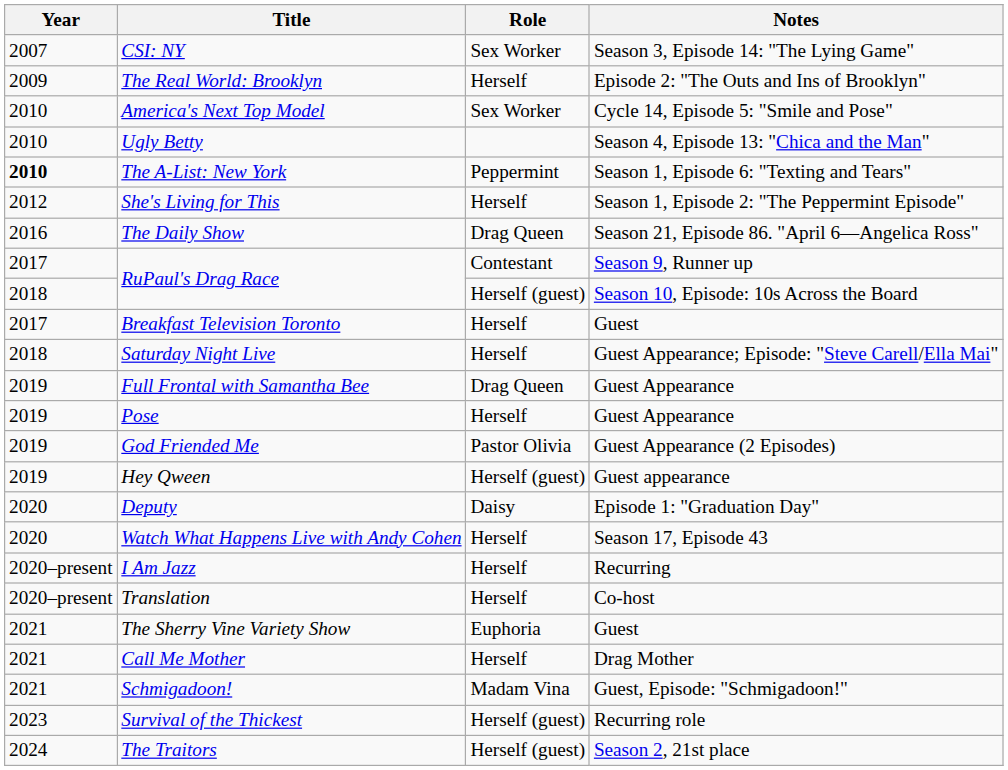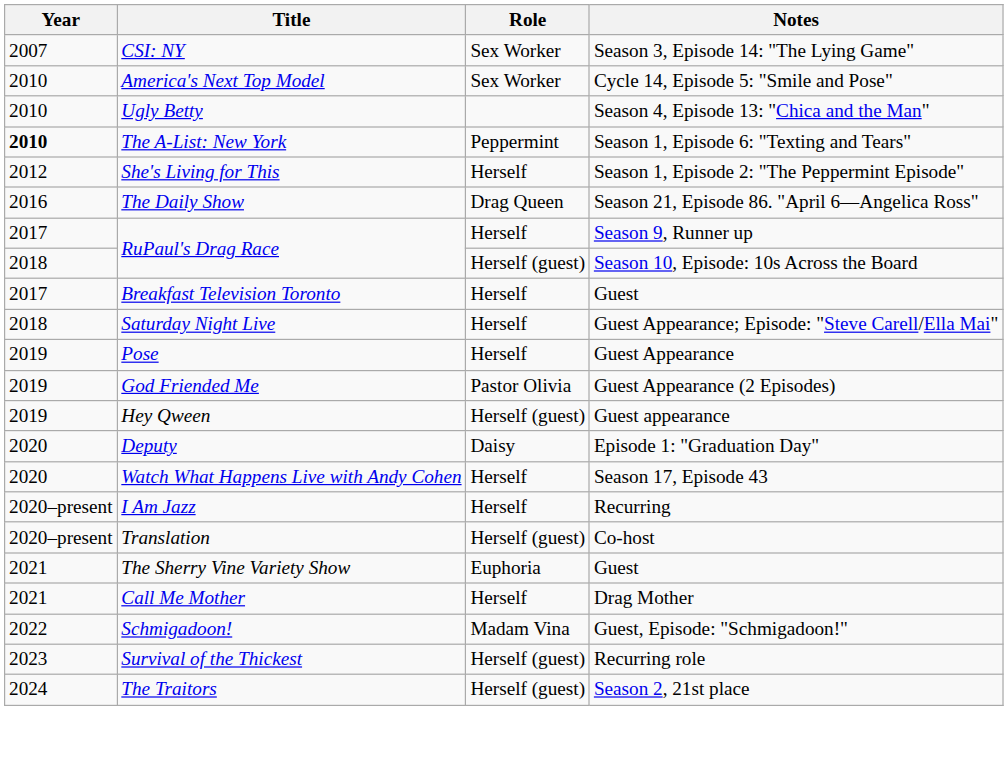- row: (222, 80)
(511, 263) Contestant -> (499, 232) Herself
- row: (245, 385)
(499, 598) Herself -> (528, 537) Herself (guest)
(28, 689) 2021 -> (28, 628) 2022
